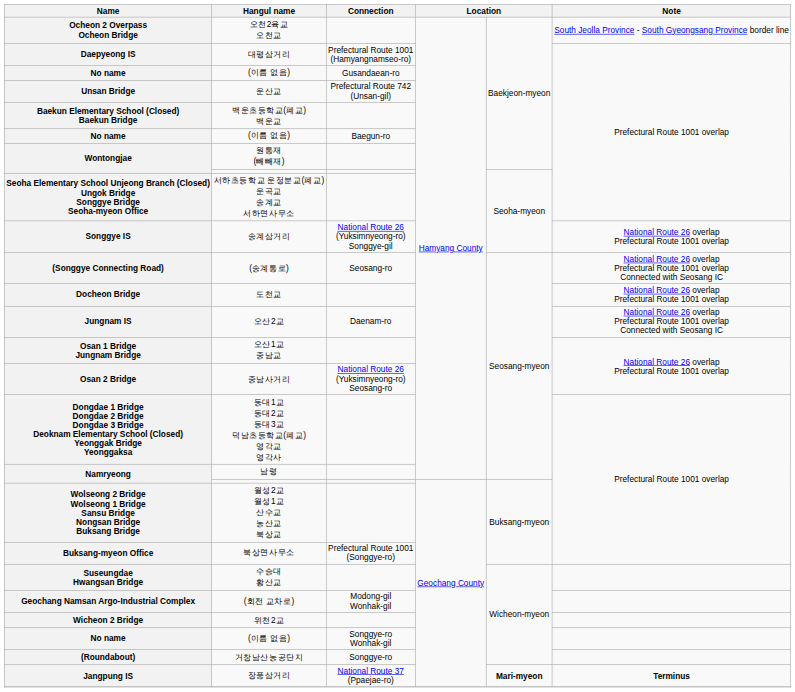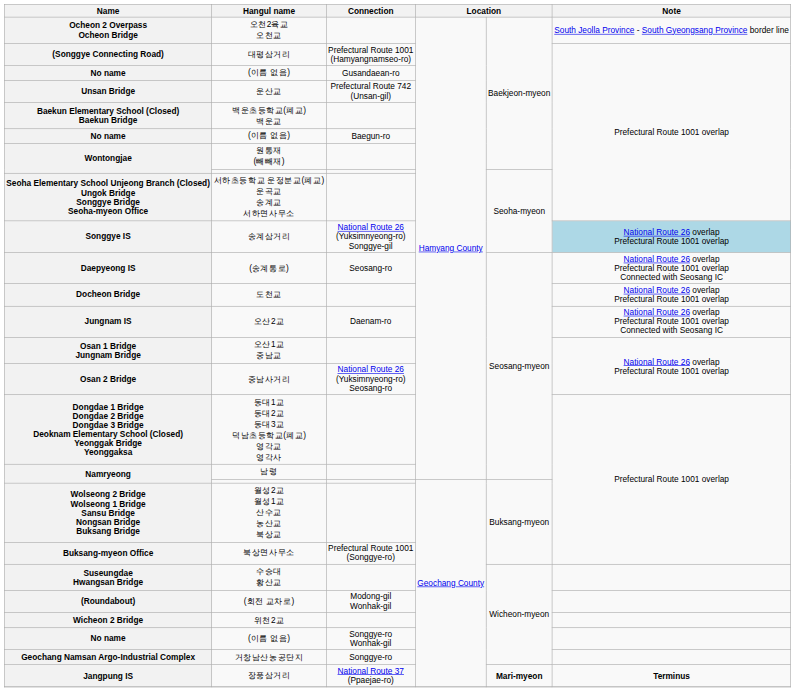(108, 54) Daepyeong IS -> (108, 54) (Songgye Connecting Road)
(672, 236) no background -> (672, 236) lightblue background
(108, 268) (Songgye Connecting Road) -> (108, 268) Daepyeong IS
(108, 601) Geochang Namsan Argo-Industrial Complex -> (108, 601) (Roundabout)
(108, 657) (Roundabout) -> (108, 657) Geochang Namsan Argo-Industrial Complex
